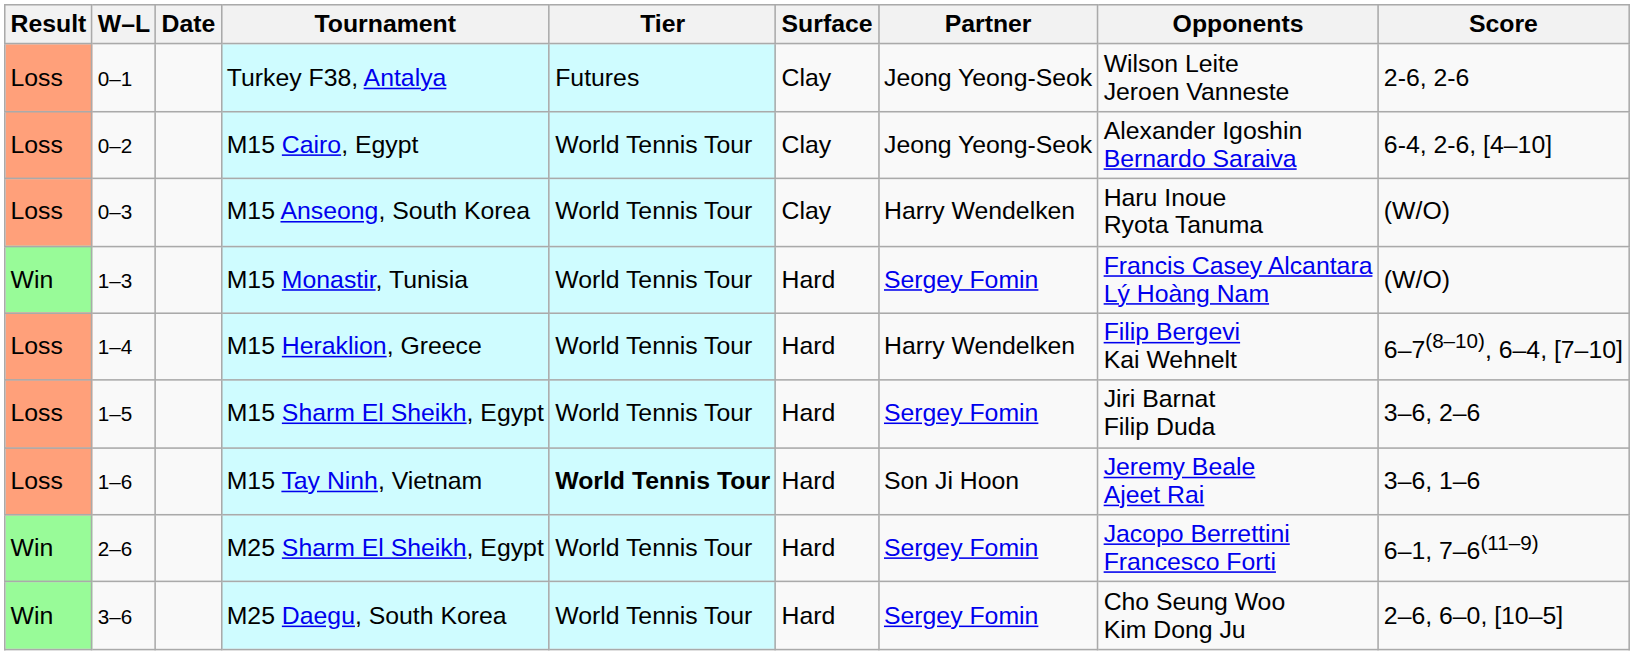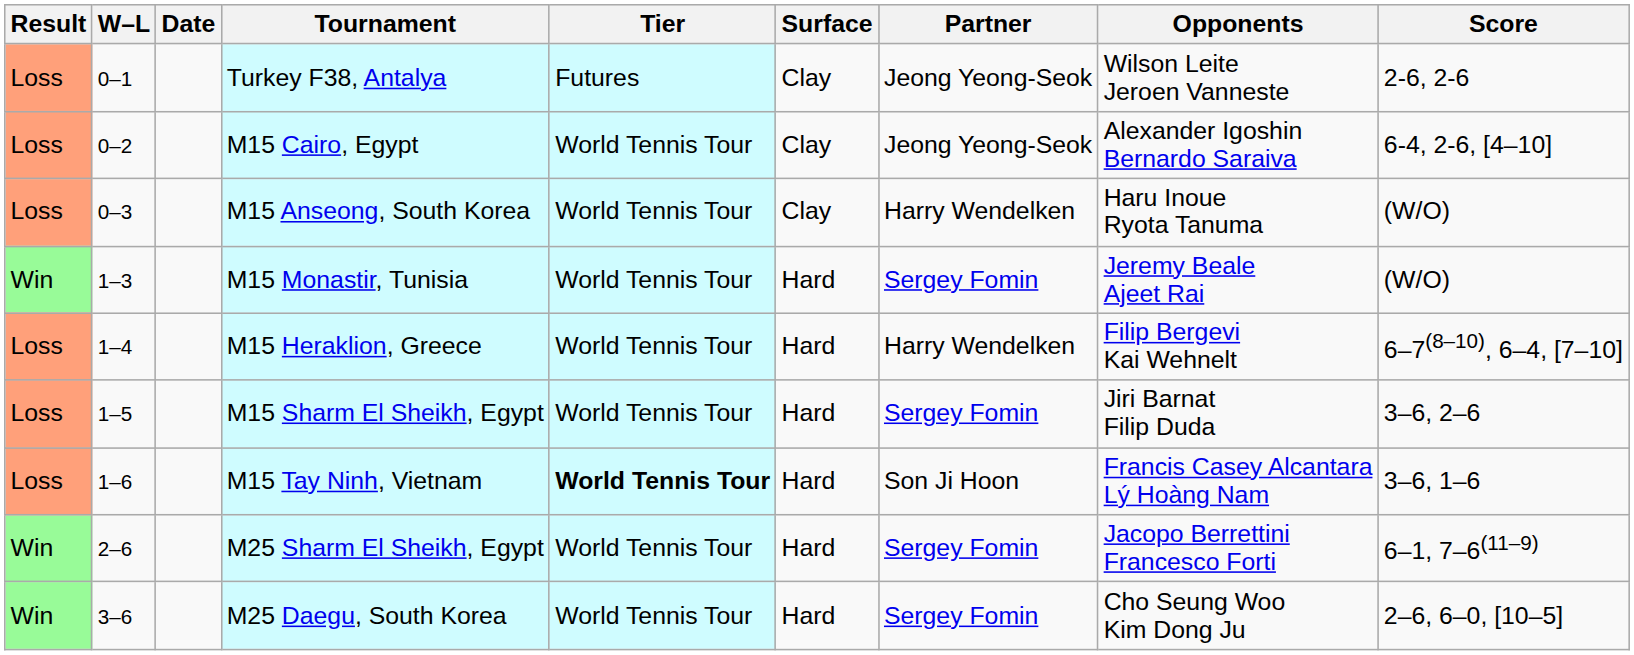(1238, 279) Francis Casey Alcantara Lý Hoàng Nam -> (1179, 279) Jeremy Beale Ajeet Rai
(1179, 480) Jeremy Beale Ajeet Rai -> (1238, 480) Francis Casey Alcantara Lý Hoàng Nam
